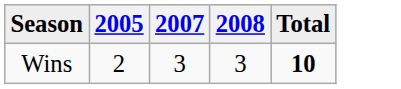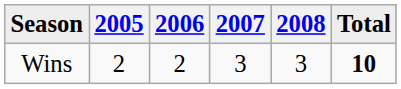+ column: (180, 24)
